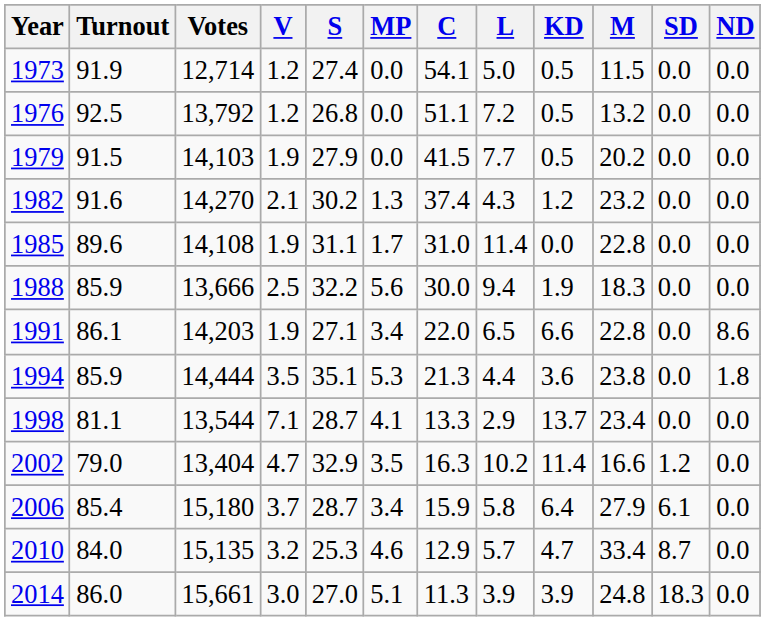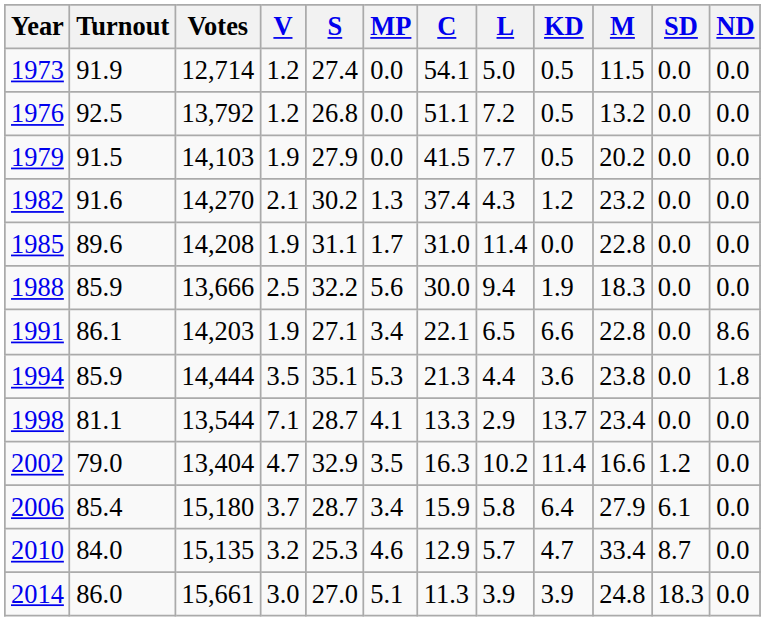(218, 244) 14,108 -> (218, 244) 14,208
(447, 331) 22.0 -> (447, 331) 22.1
